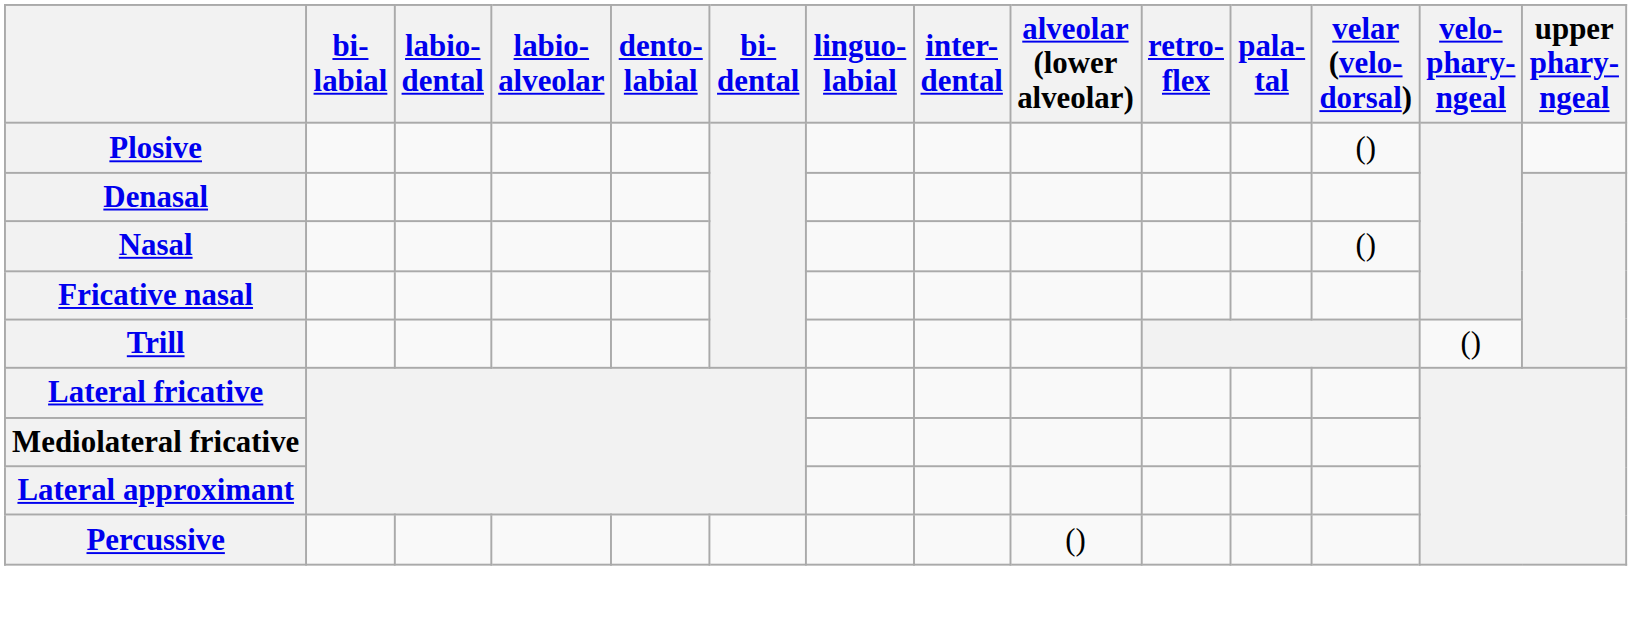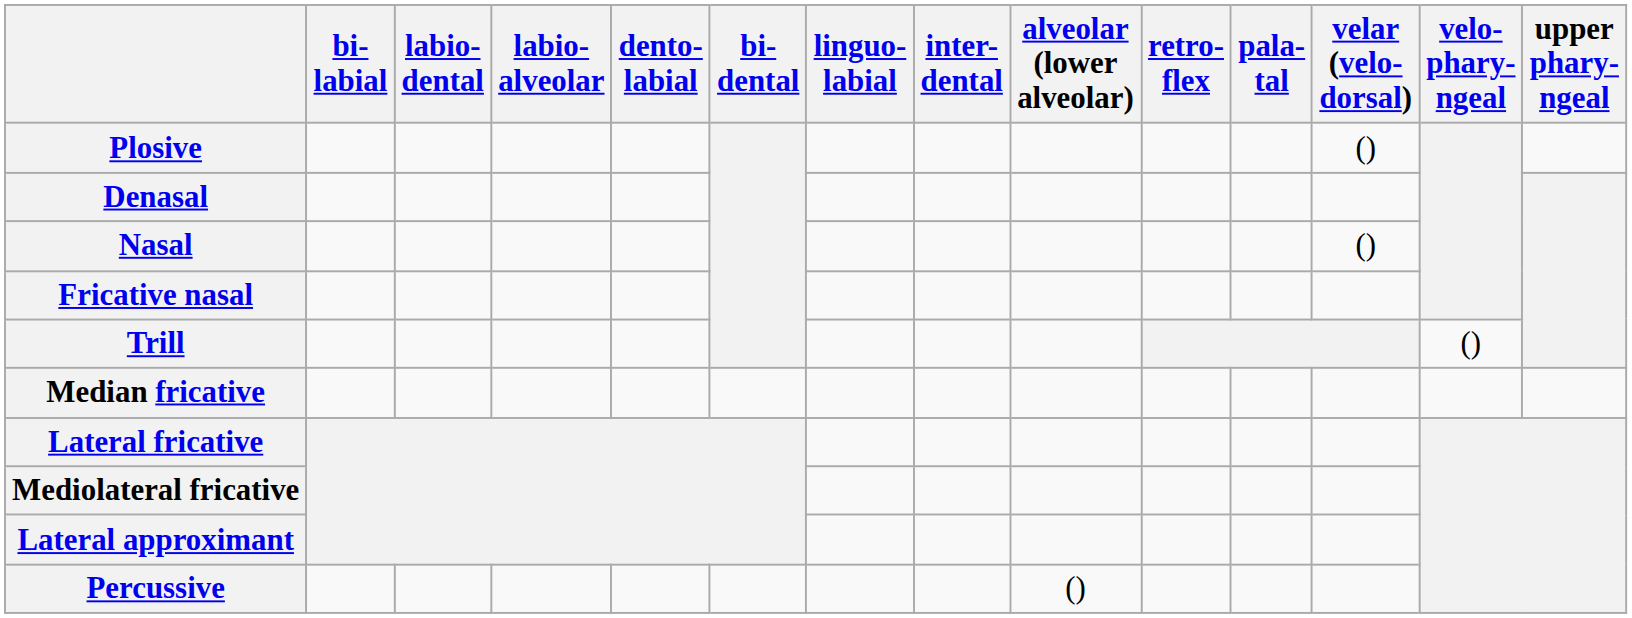+ row: (156, 392)
